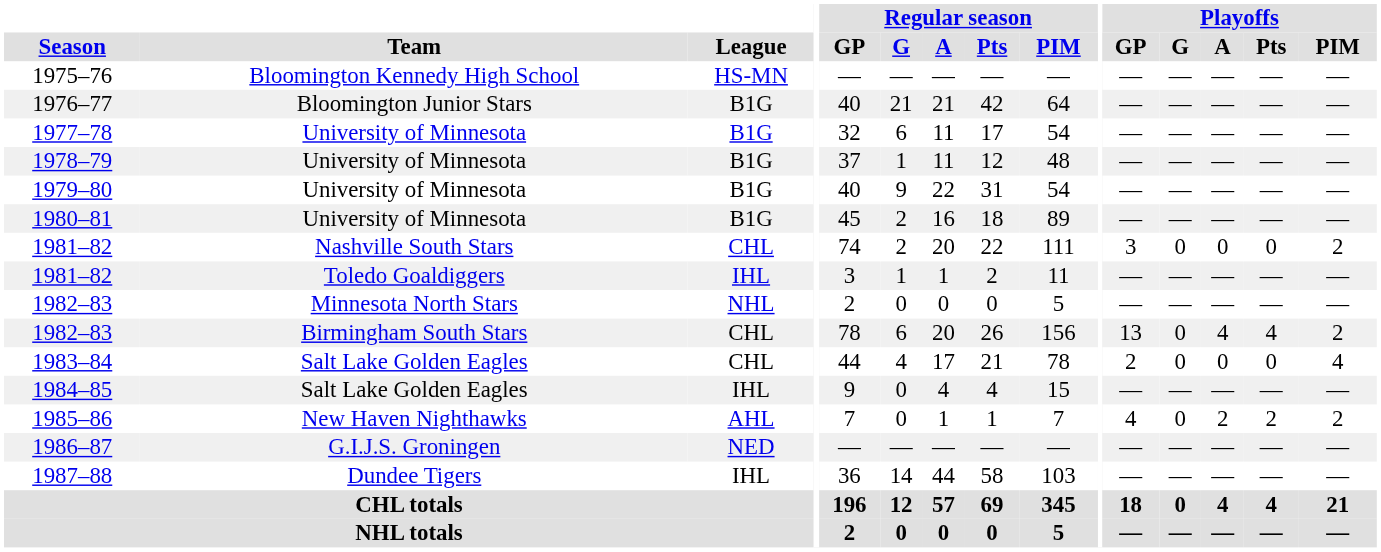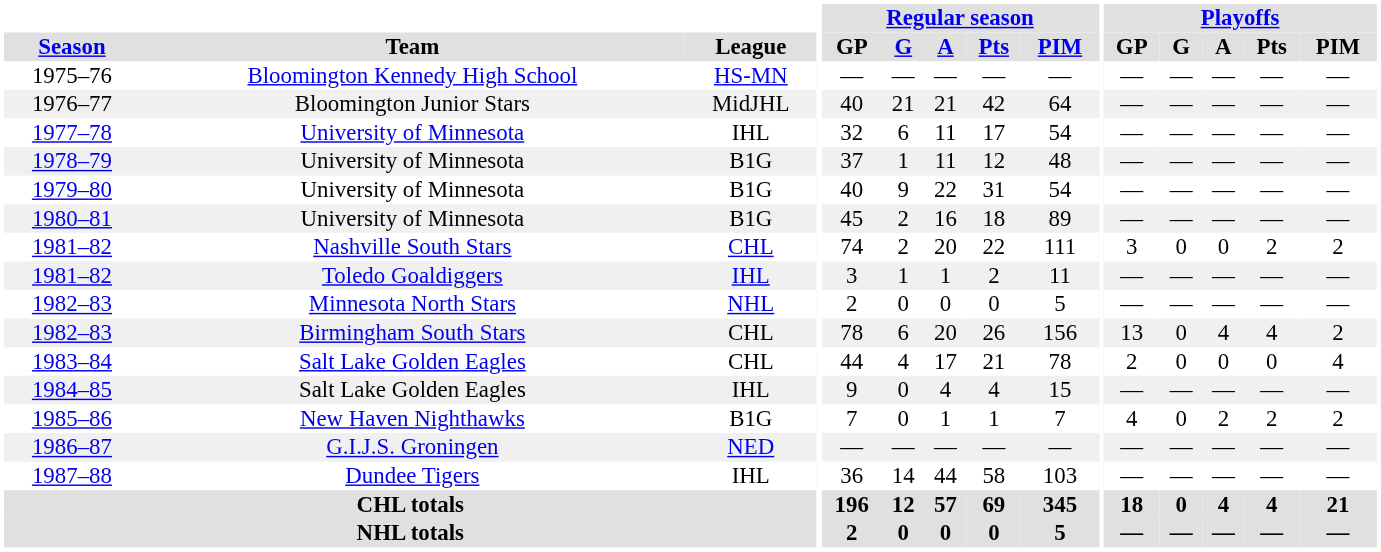(751, 103) B1G -> (751, 103) MidJHL
(751, 132) B1G -> (751, 132) IHL
(1271, 246) 0 -> (1272, 246) 2
(751, 418) AHL -> (751, 418) B1G
